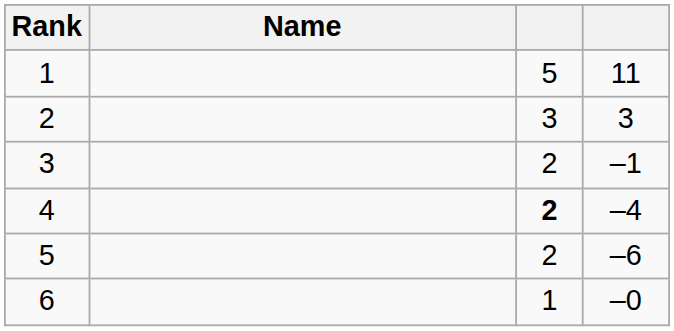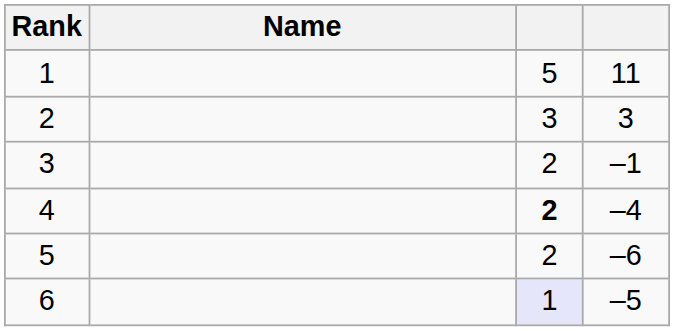(550, 301) no background -> (550, 301) lavender background
(626, 301) –0 -> (626, 301) –5
